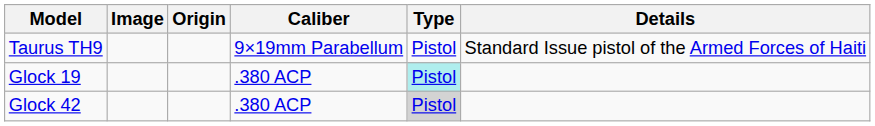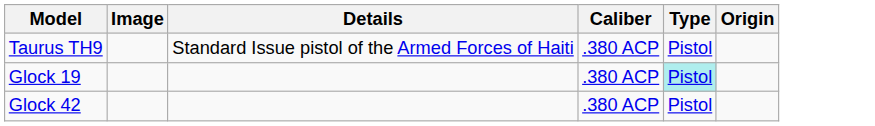columns swapped: (199, 18) <-> (665, 18)
(319, 47) 9×19mm Parabellum -> (621, 47) .380 ACP
(434, 105) lightgrey background -> (690, 105) no background
